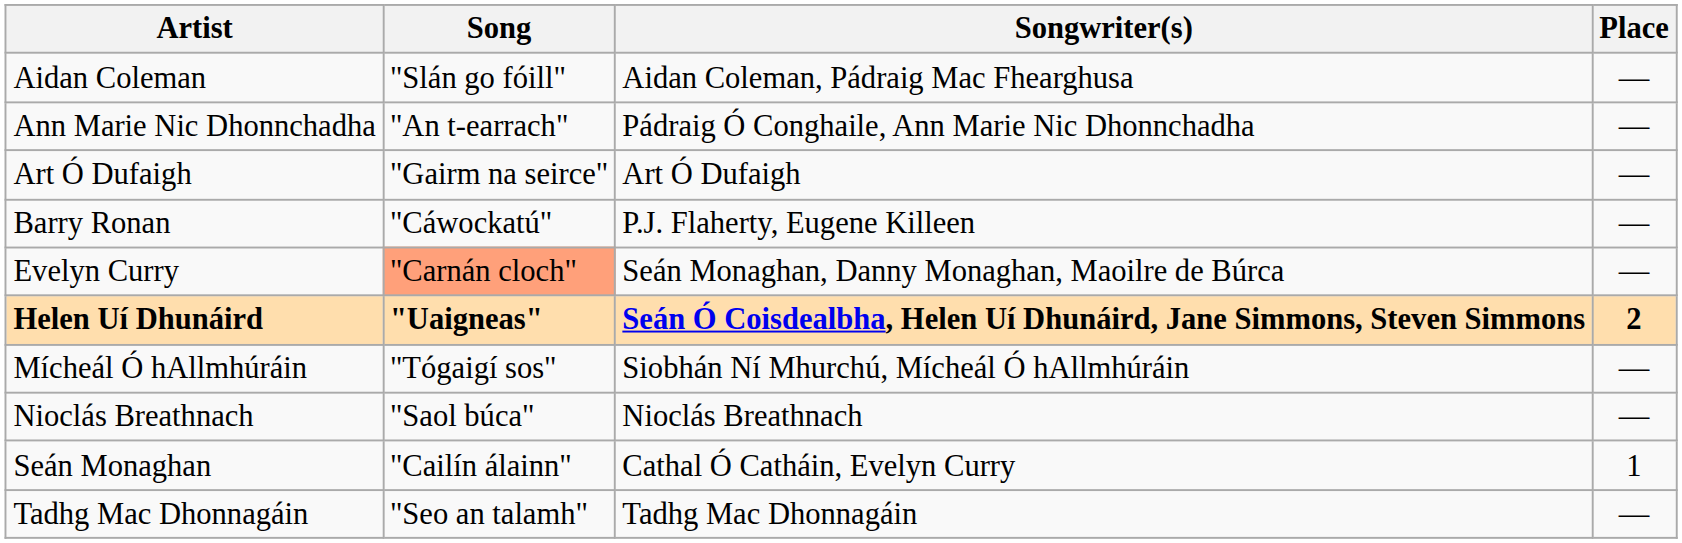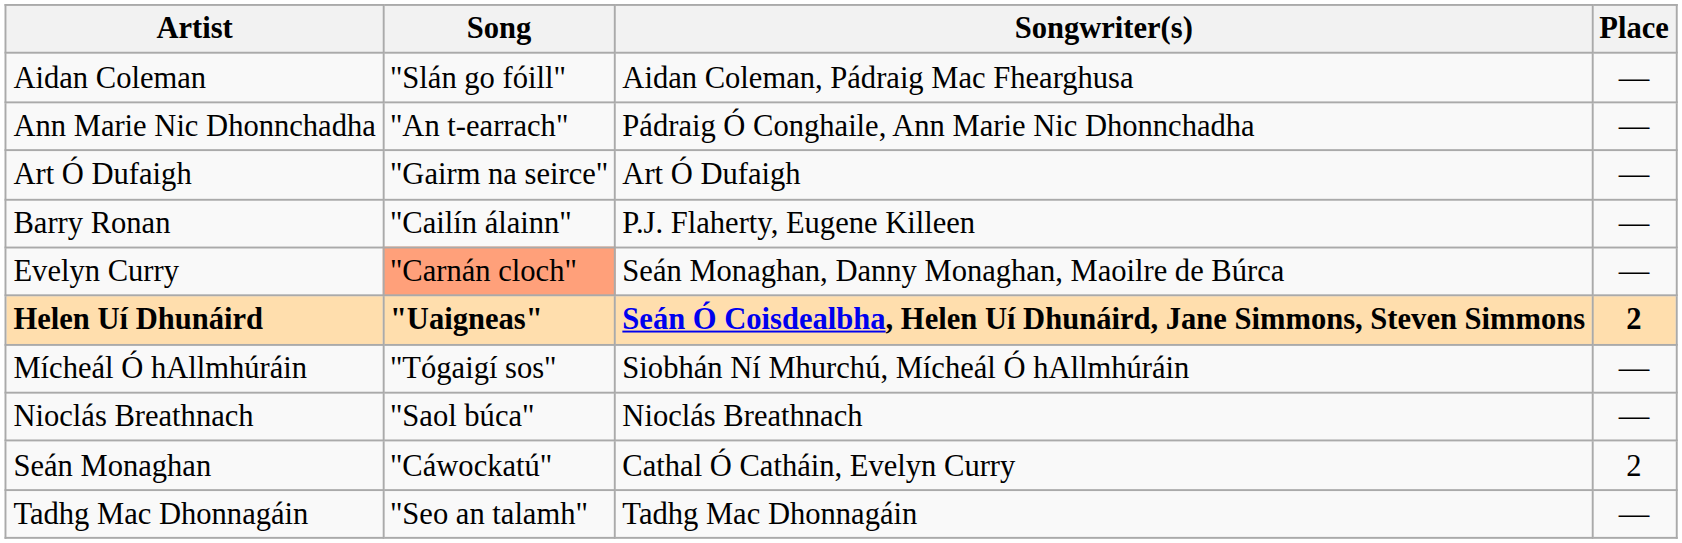(471, 222) "Cáwockatú" -> (481, 222) "Cailín álainn"
(481, 464) "Cailín álainn" -> (471, 464) "Cáwockatú"
(1634, 464) 1 -> (1634, 464) 2
